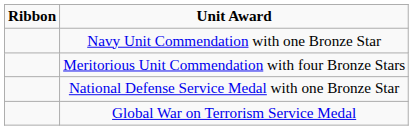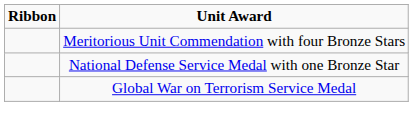- row: (234, 40)
